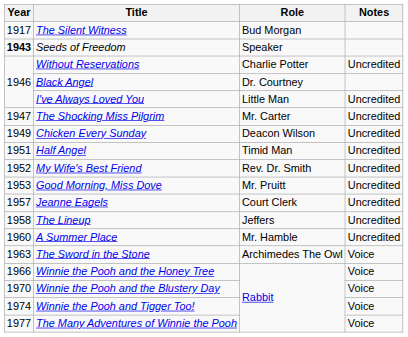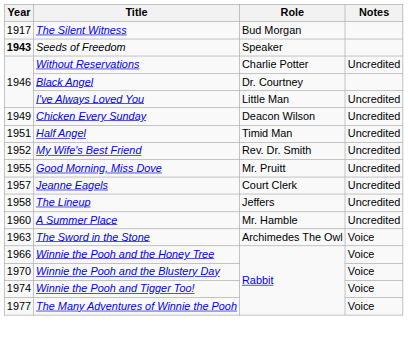- row: (100, 116)
(19, 185) 1953 -> (19, 168) 1955
